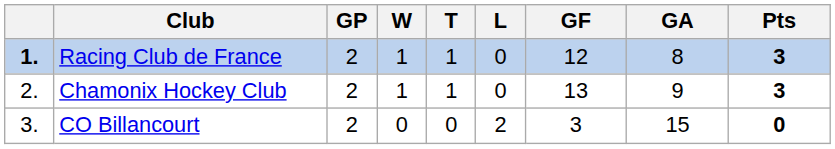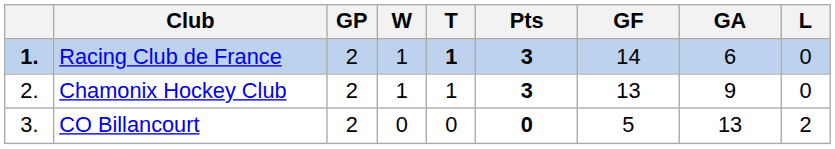columns swapped: (500, 21) <-> (779, 21)
(451, 56) normal -> (451, 56) bold
(576, 56) 12 -> (628, 56) 14
(677, 56) 8 -> (730, 56) 6
(576, 125) 3 -> (628, 125) 5
(678, 125) 15 -> (730, 125) 13
